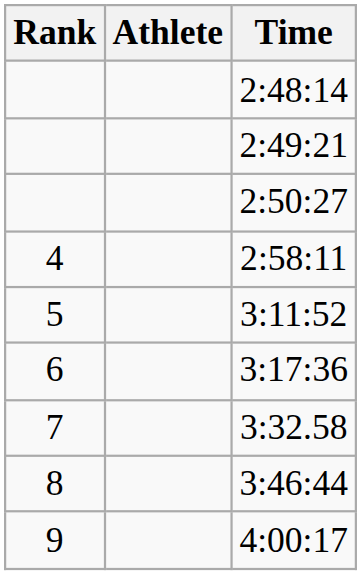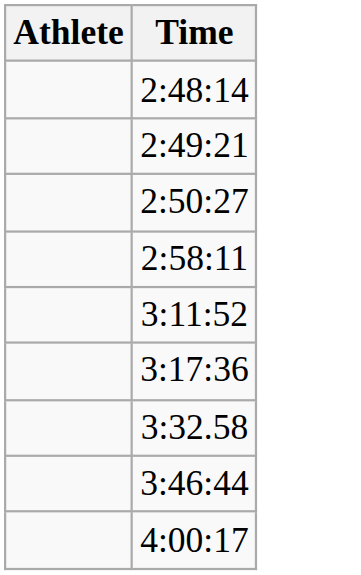- column: (55, 32)
